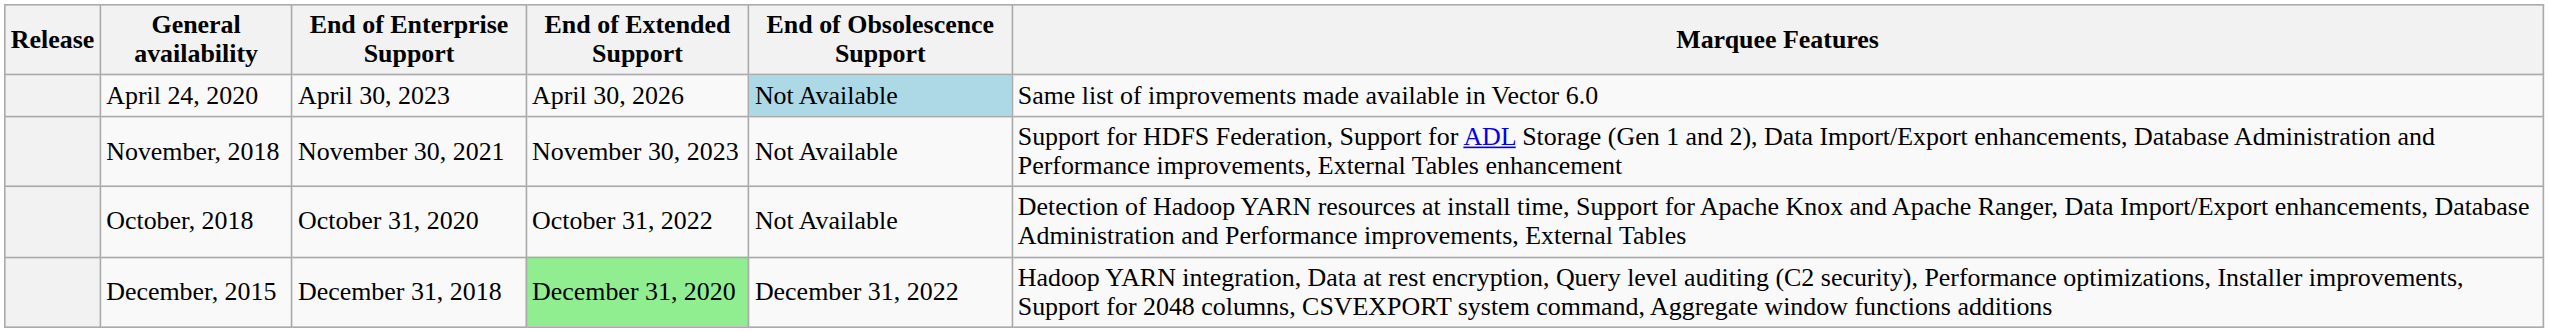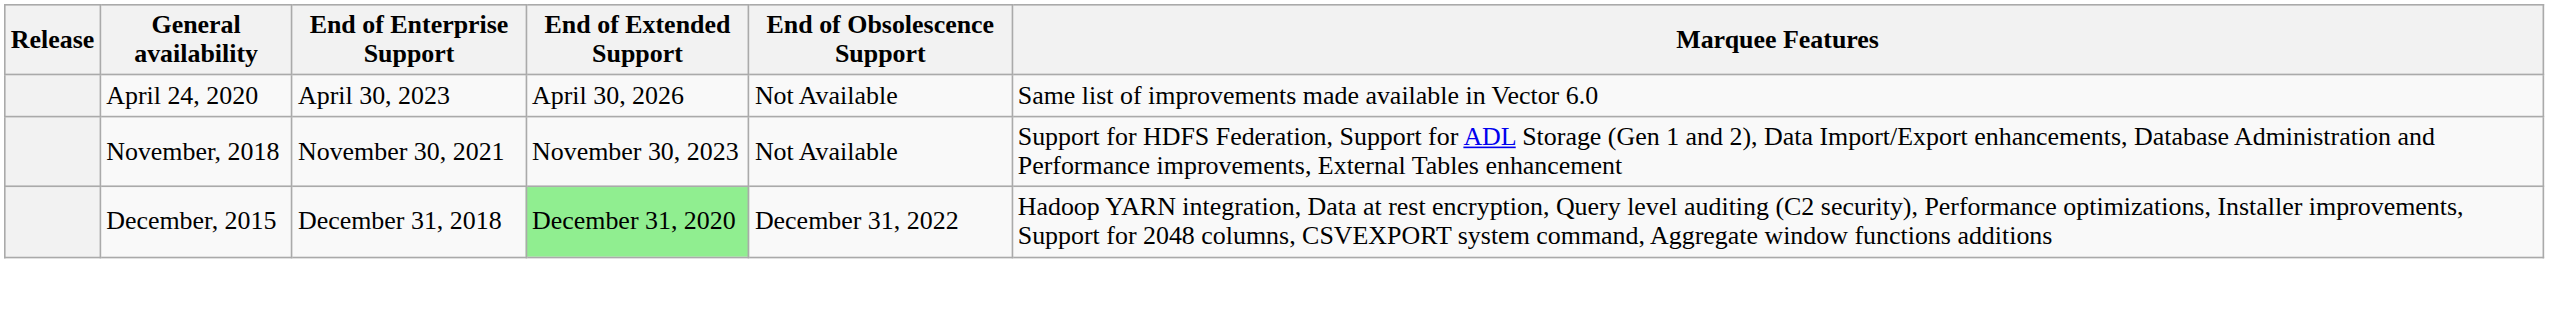(826, 95) lightblue background -> (826, 95) no background
- row: (180, 221)
